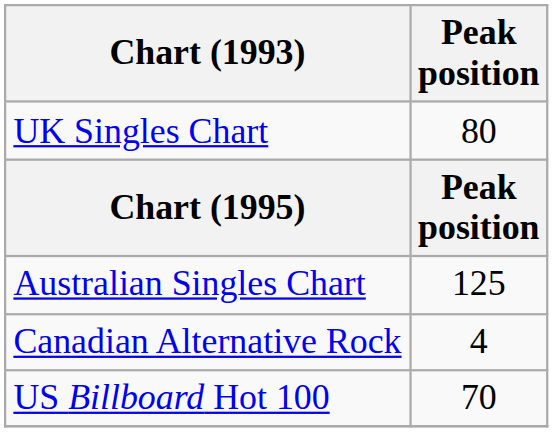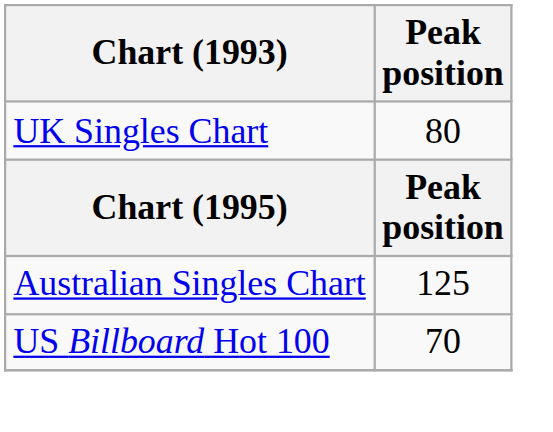- row: (207, 340)
